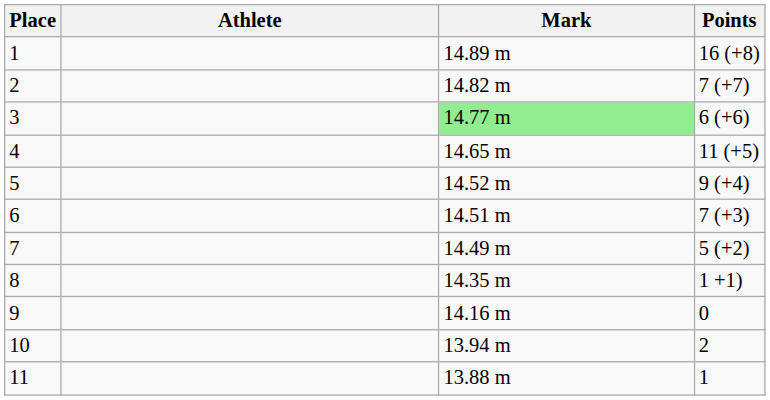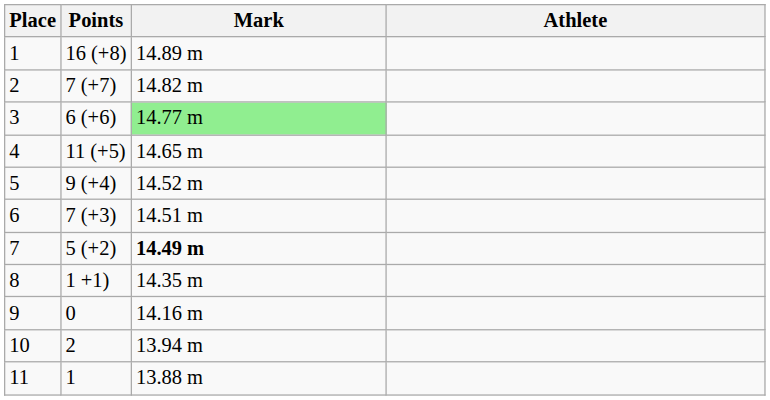columns swapped: (250, 20) <-> (729, 20)
(477, 248) normal -> (170, 248) bold
